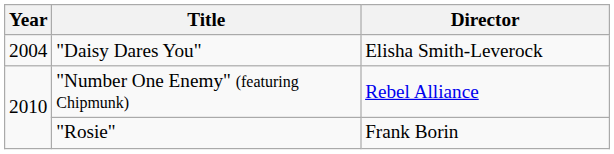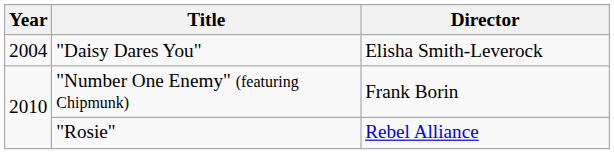(422, 91) Rebel Alliance -> (412, 91) Frank Borin
(412, 132) Frank Borin -> (422, 132) Rebel Alliance
